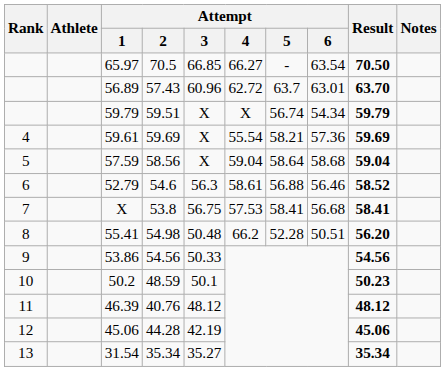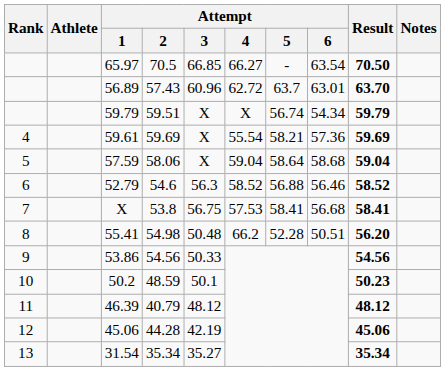(163, 161) 58.56 -> (163, 161) 58.06
(245, 185) 58.61 -> (245, 185) 58.52
(163, 305) 40.76 -> (163, 305) 40.79
